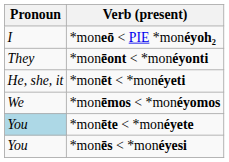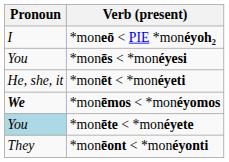rows swapped: (128, 146) <-> (139, 59)
(16, 102) normal -> (16, 102) bold
